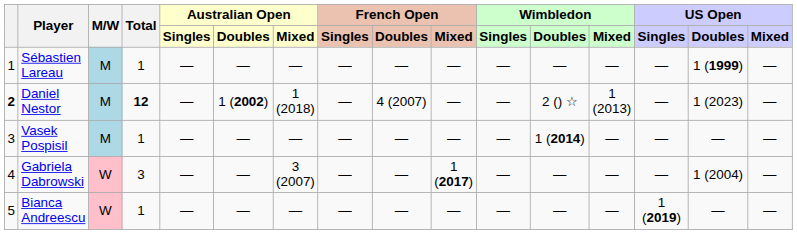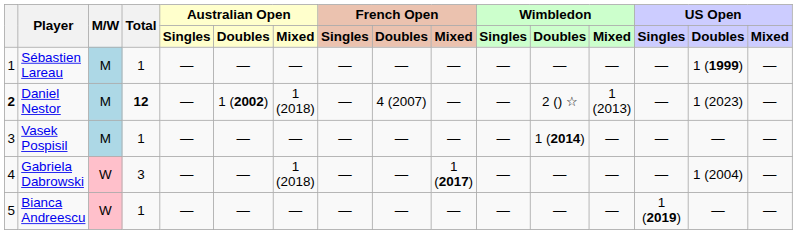(295, 174) 3 (2007) -> (295, 174) 1 (2018)
